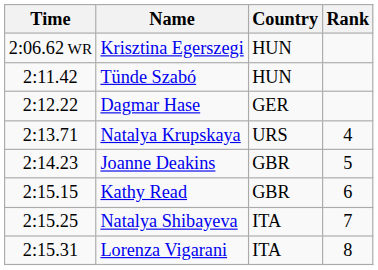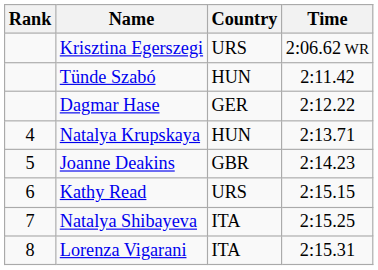columns swapped: (348, 18) <-> (50, 18)
(272, 47) HUN -> (229, 47) URS
(270, 134) URS -> (231, 134) HUN
(271, 192) GBR -> (229, 192) URS
